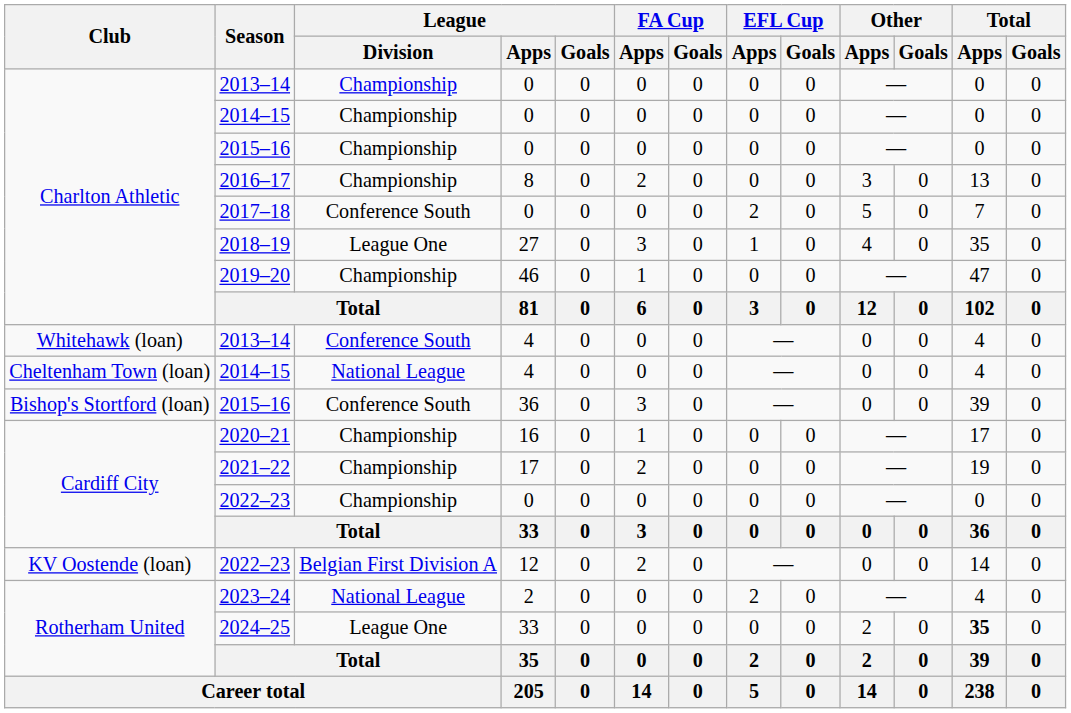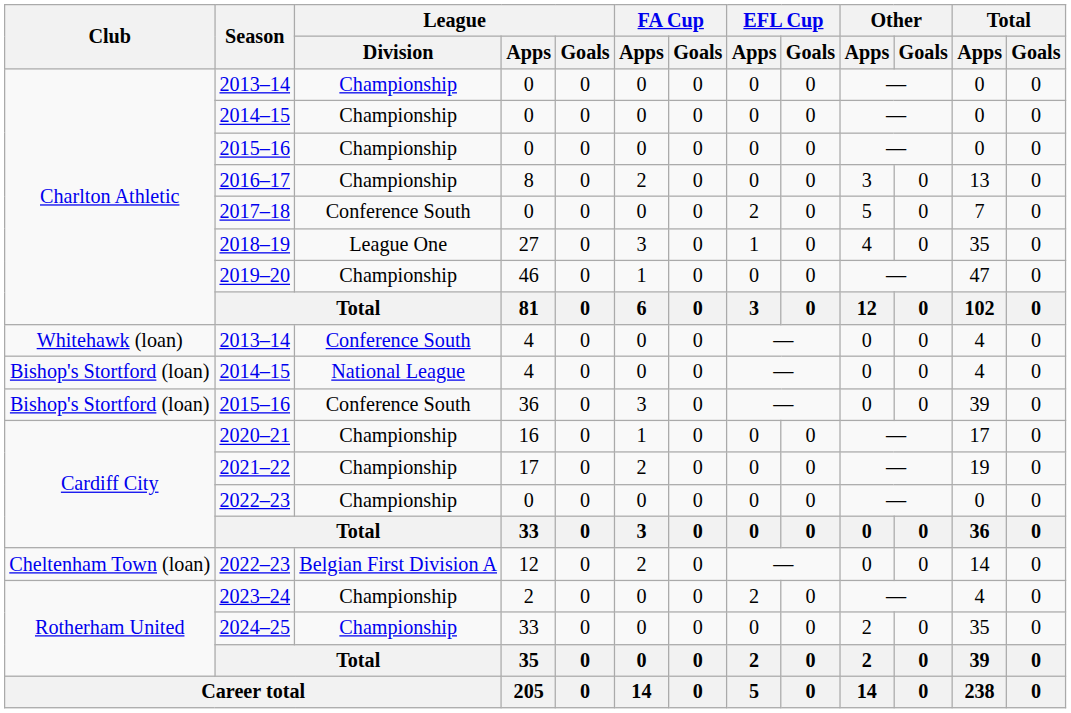(110, 372) Cheltenham Town (loan) -> (110, 372) Bishop's Stortford (loan)
(110, 564) KV Oostende (loan) -> (110, 564) Cheltenham Town (loan)
(398, 595) National League -> (398, 595) Championship
(398, 627) League One -> (398, 627) Championship
(980, 627) bold -> (980, 627) normal
